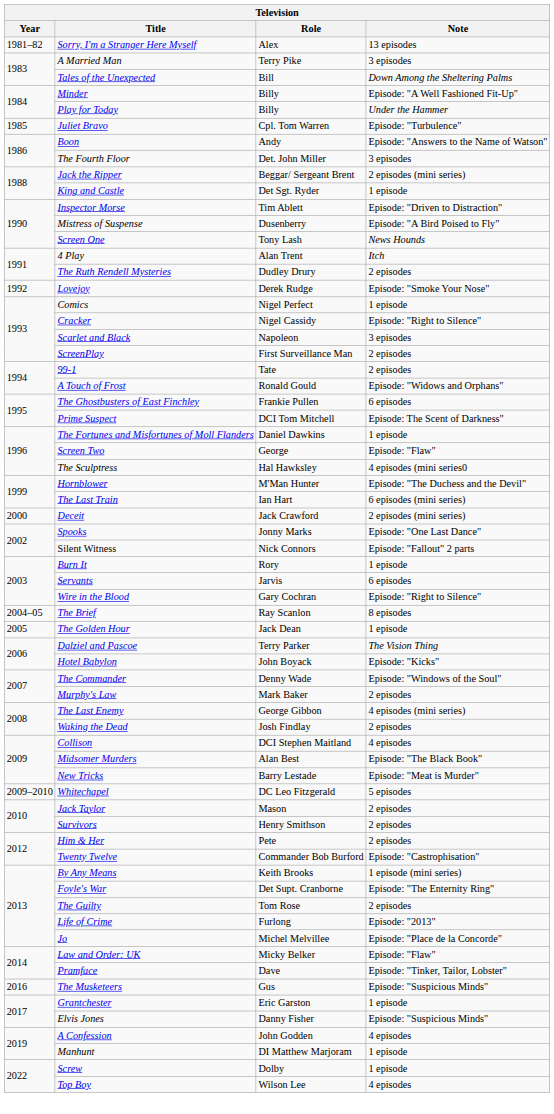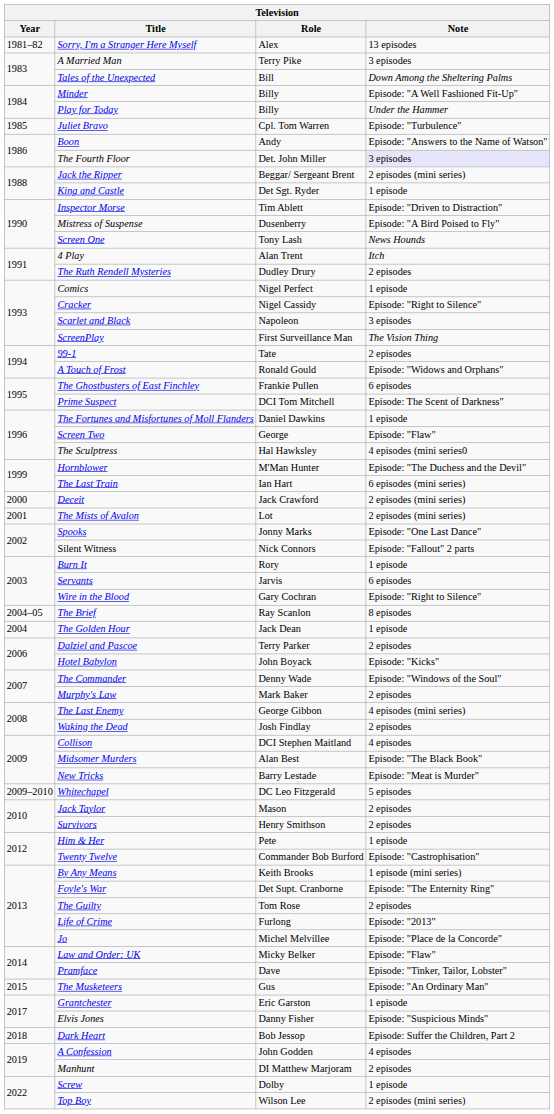(390, 158) no background -> (390, 158) lavender background
- row: (74, 288)
(390, 353) 2 episodes -> (403, 337) The Vision Thing
+ row: (98, 516)
(17, 629) 2005 -> (17, 629) 2004
(403, 645) The Vision Thing -> (390, 645) 2 episodes
(390, 840) 2 episodes -> (388, 840) 1 episode
(17, 987) 2016 -> (17, 987) 2015
(428, 987) Episode: "Suspicious Minds" -> (428, 987) Episode: "An Ordinary Man"
+ row: (81, 1035)
(388, 1051) 1 episode -> (390, 1068) 2 episodes
(390, 1084) 4 episodes -> (417, 1100) 2 episodes (mini series)
